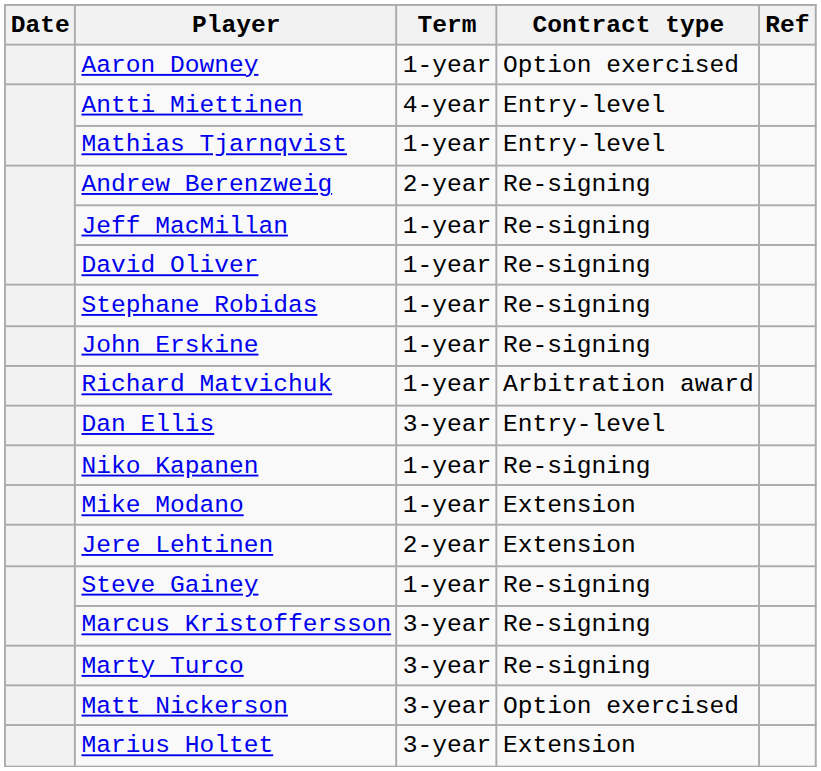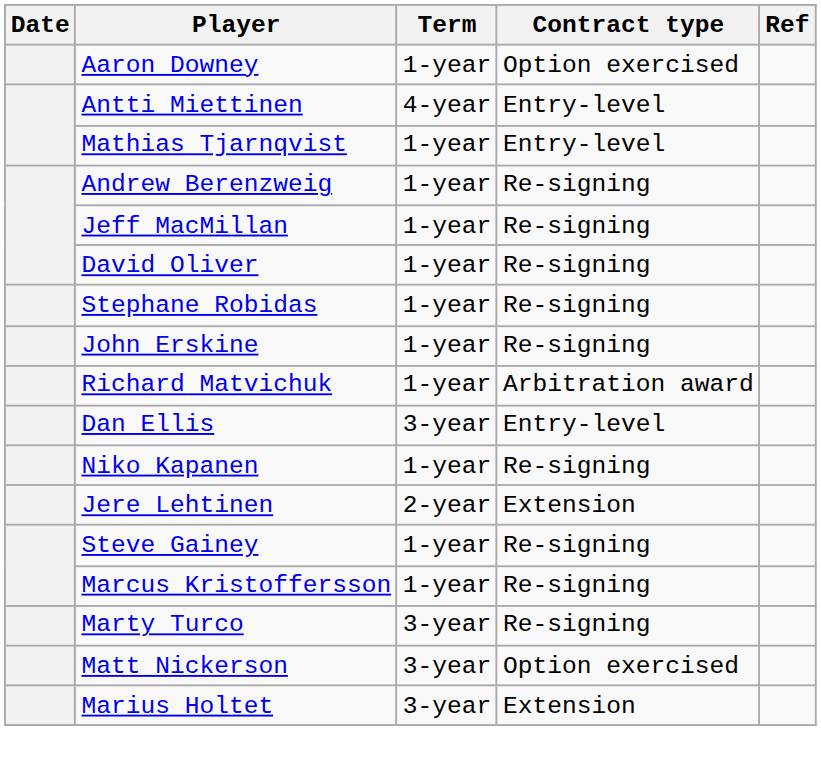(447, 185) 2-year -> (447, 185) 1-year
- row: (163, 505)
(447, 626) 3-year -> (447, 586) 1-year
